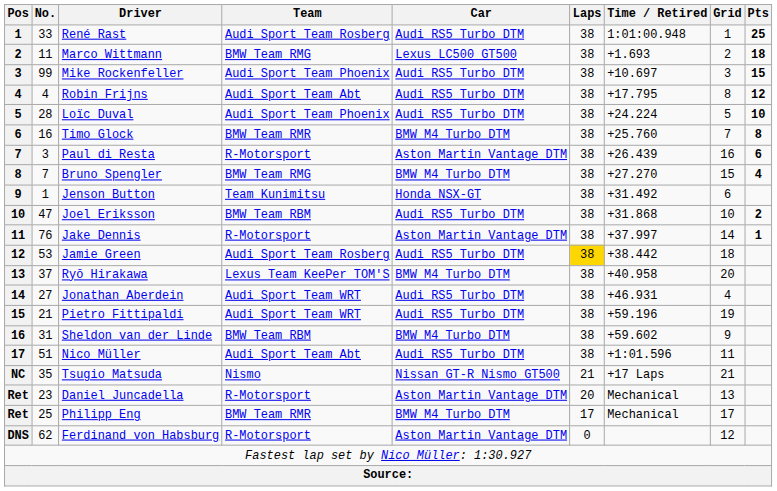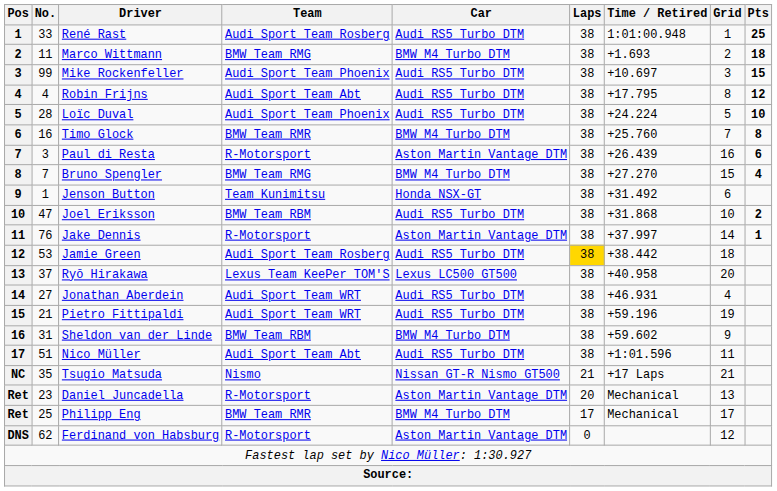(456, 54) Lexus LC500 GT500 -> (453, 54) BMW M4 Turbo DTM
(453, 275) BMW M4 Turbo DTM -> (456, 275) Lexus LC500 GT500
